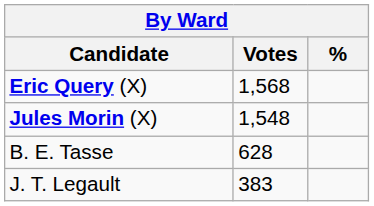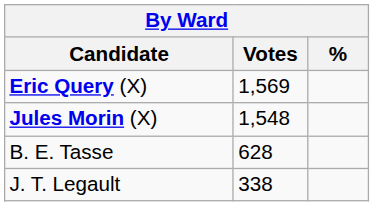(264, 86) 1,568 -> (264, 86) 1,569
(255, 184) 383 -> (255, 184) 338
